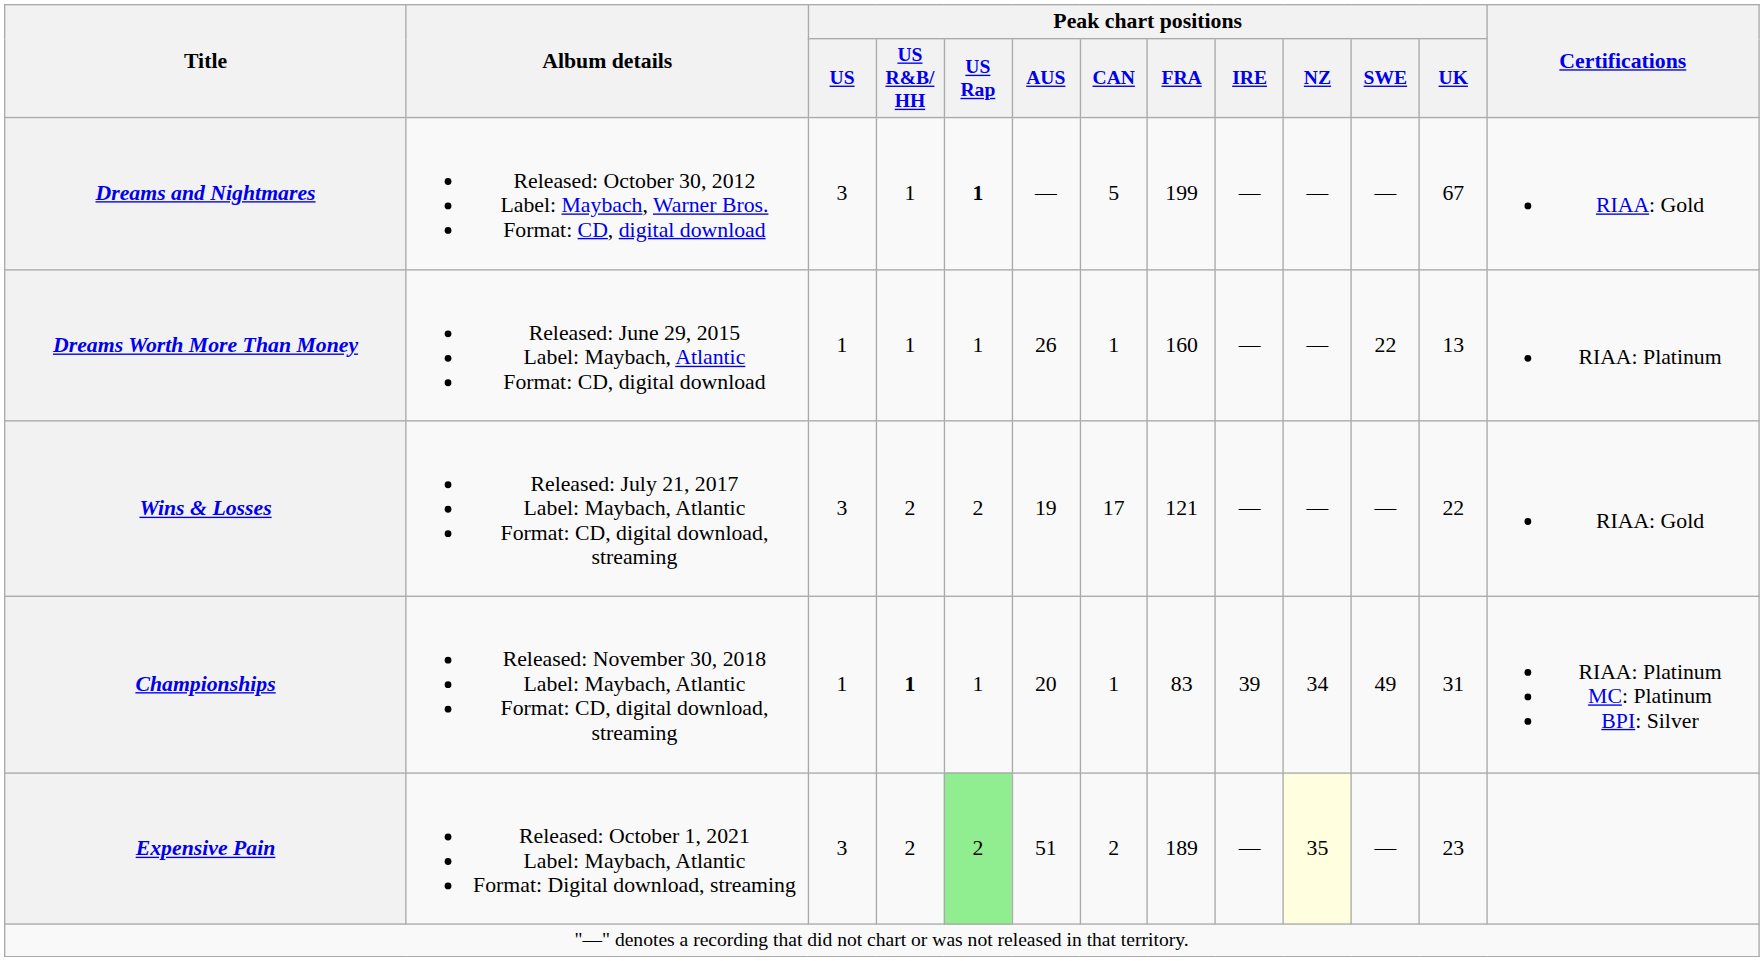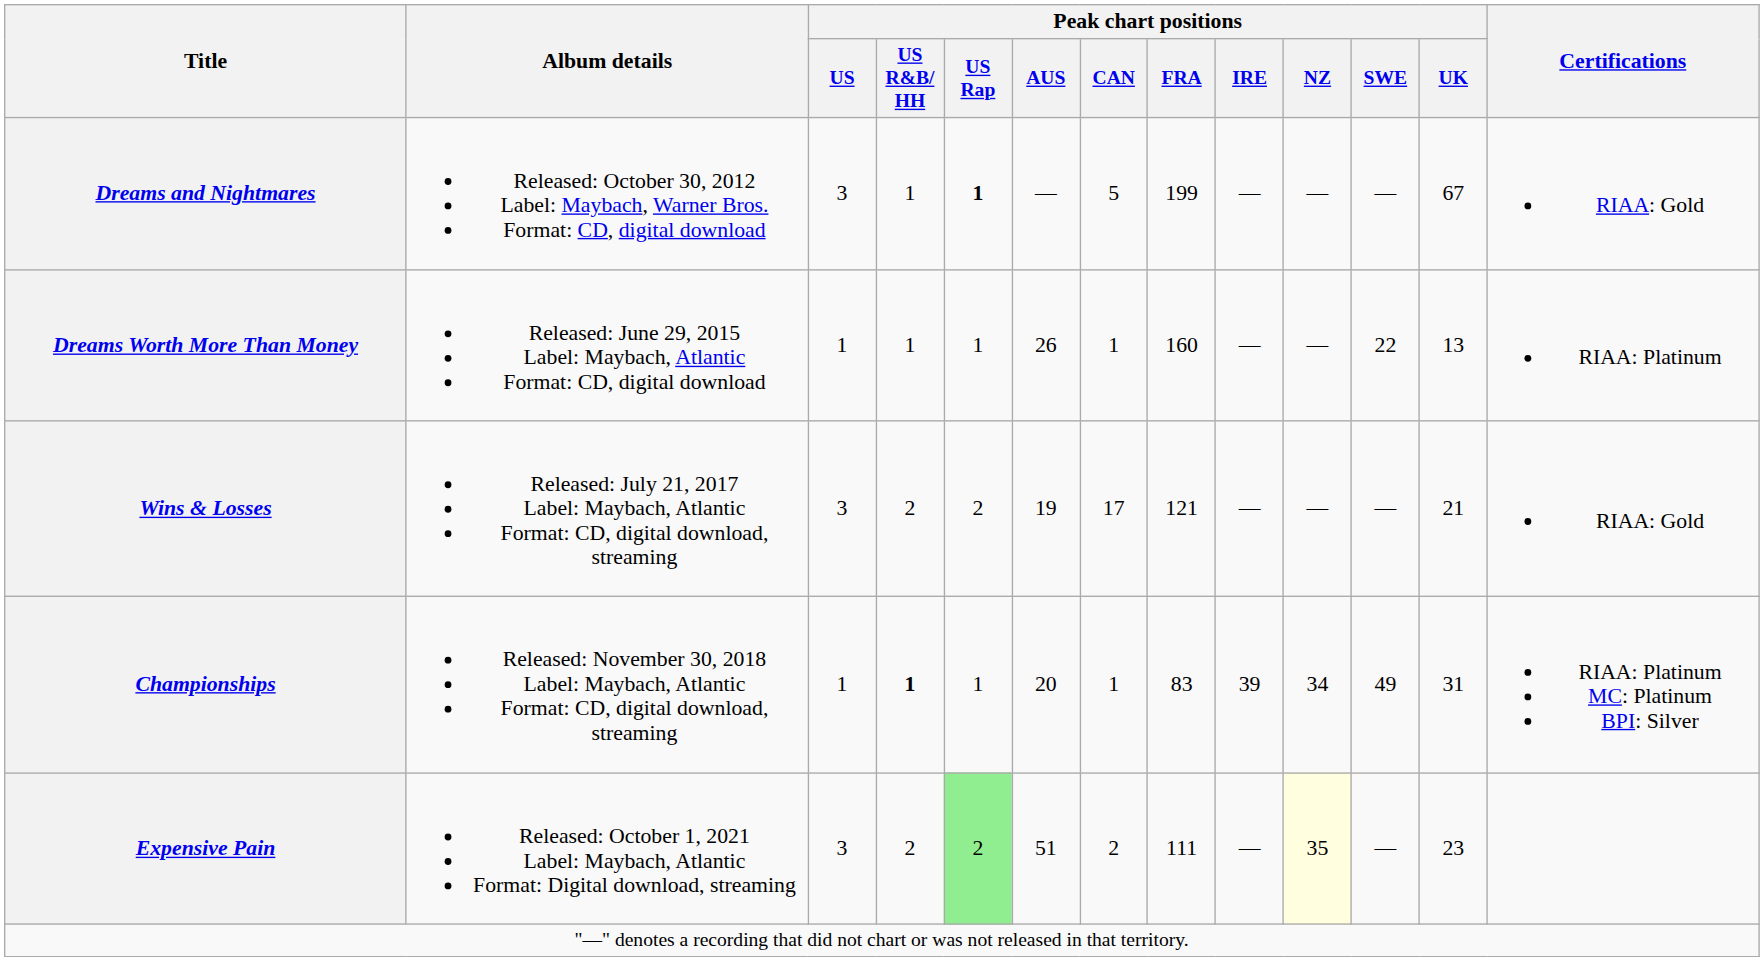(1453, 508) 22 -> (1453, 508) 21
(1182, 848) 189 -> (1182, 848) 111
